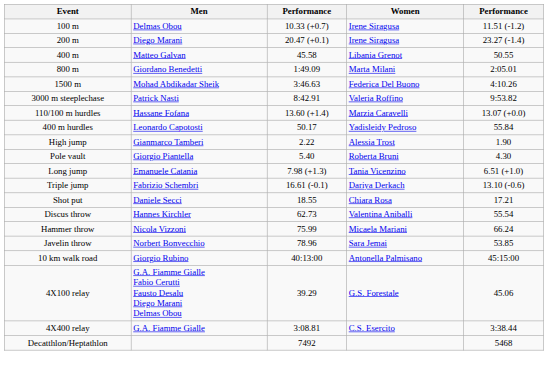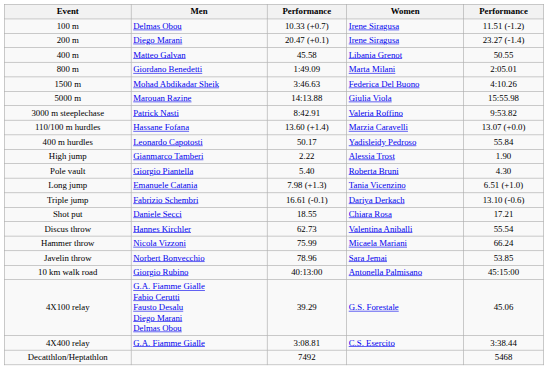+ row: (68, 99)
